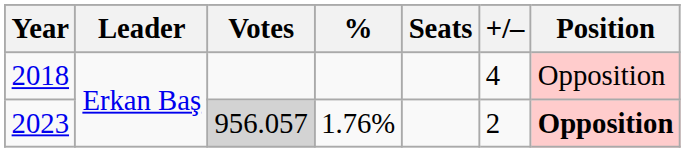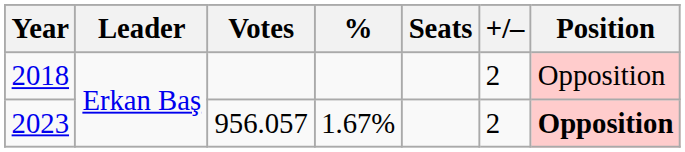(493, 75) 4 -> (493, 75) 2
(261, 123) lightgrey background -> (261, 123) no background
(358, 123) 1.76% -> (358, 123) 1.67%
